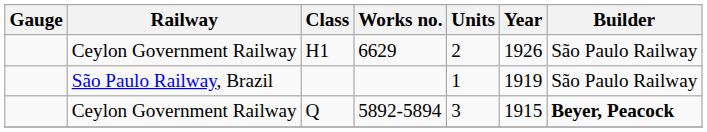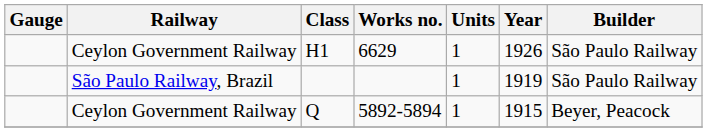(456, 50) 2 -> (456, 50) 1
(456, 111) 3 -> (456, 111) 1
(613, 111) bold -> (610, 111) normal
